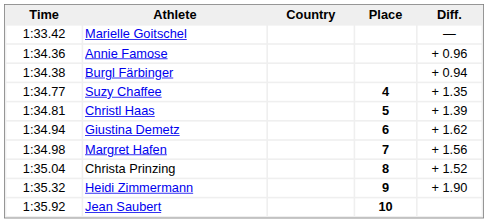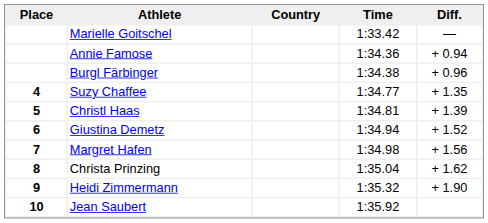columns swapped: (386, 15) <-> (44, 15)
(449, 53) + 0.96 -> (449, 53) + 0.94
(449, 72) + 0.94 -> (449, 72) + 0.96
(449, 130) + 1.62 -> (449, 130) + 1.52
(449, 168) + 1.52 -> (449, 168) + 1.62
